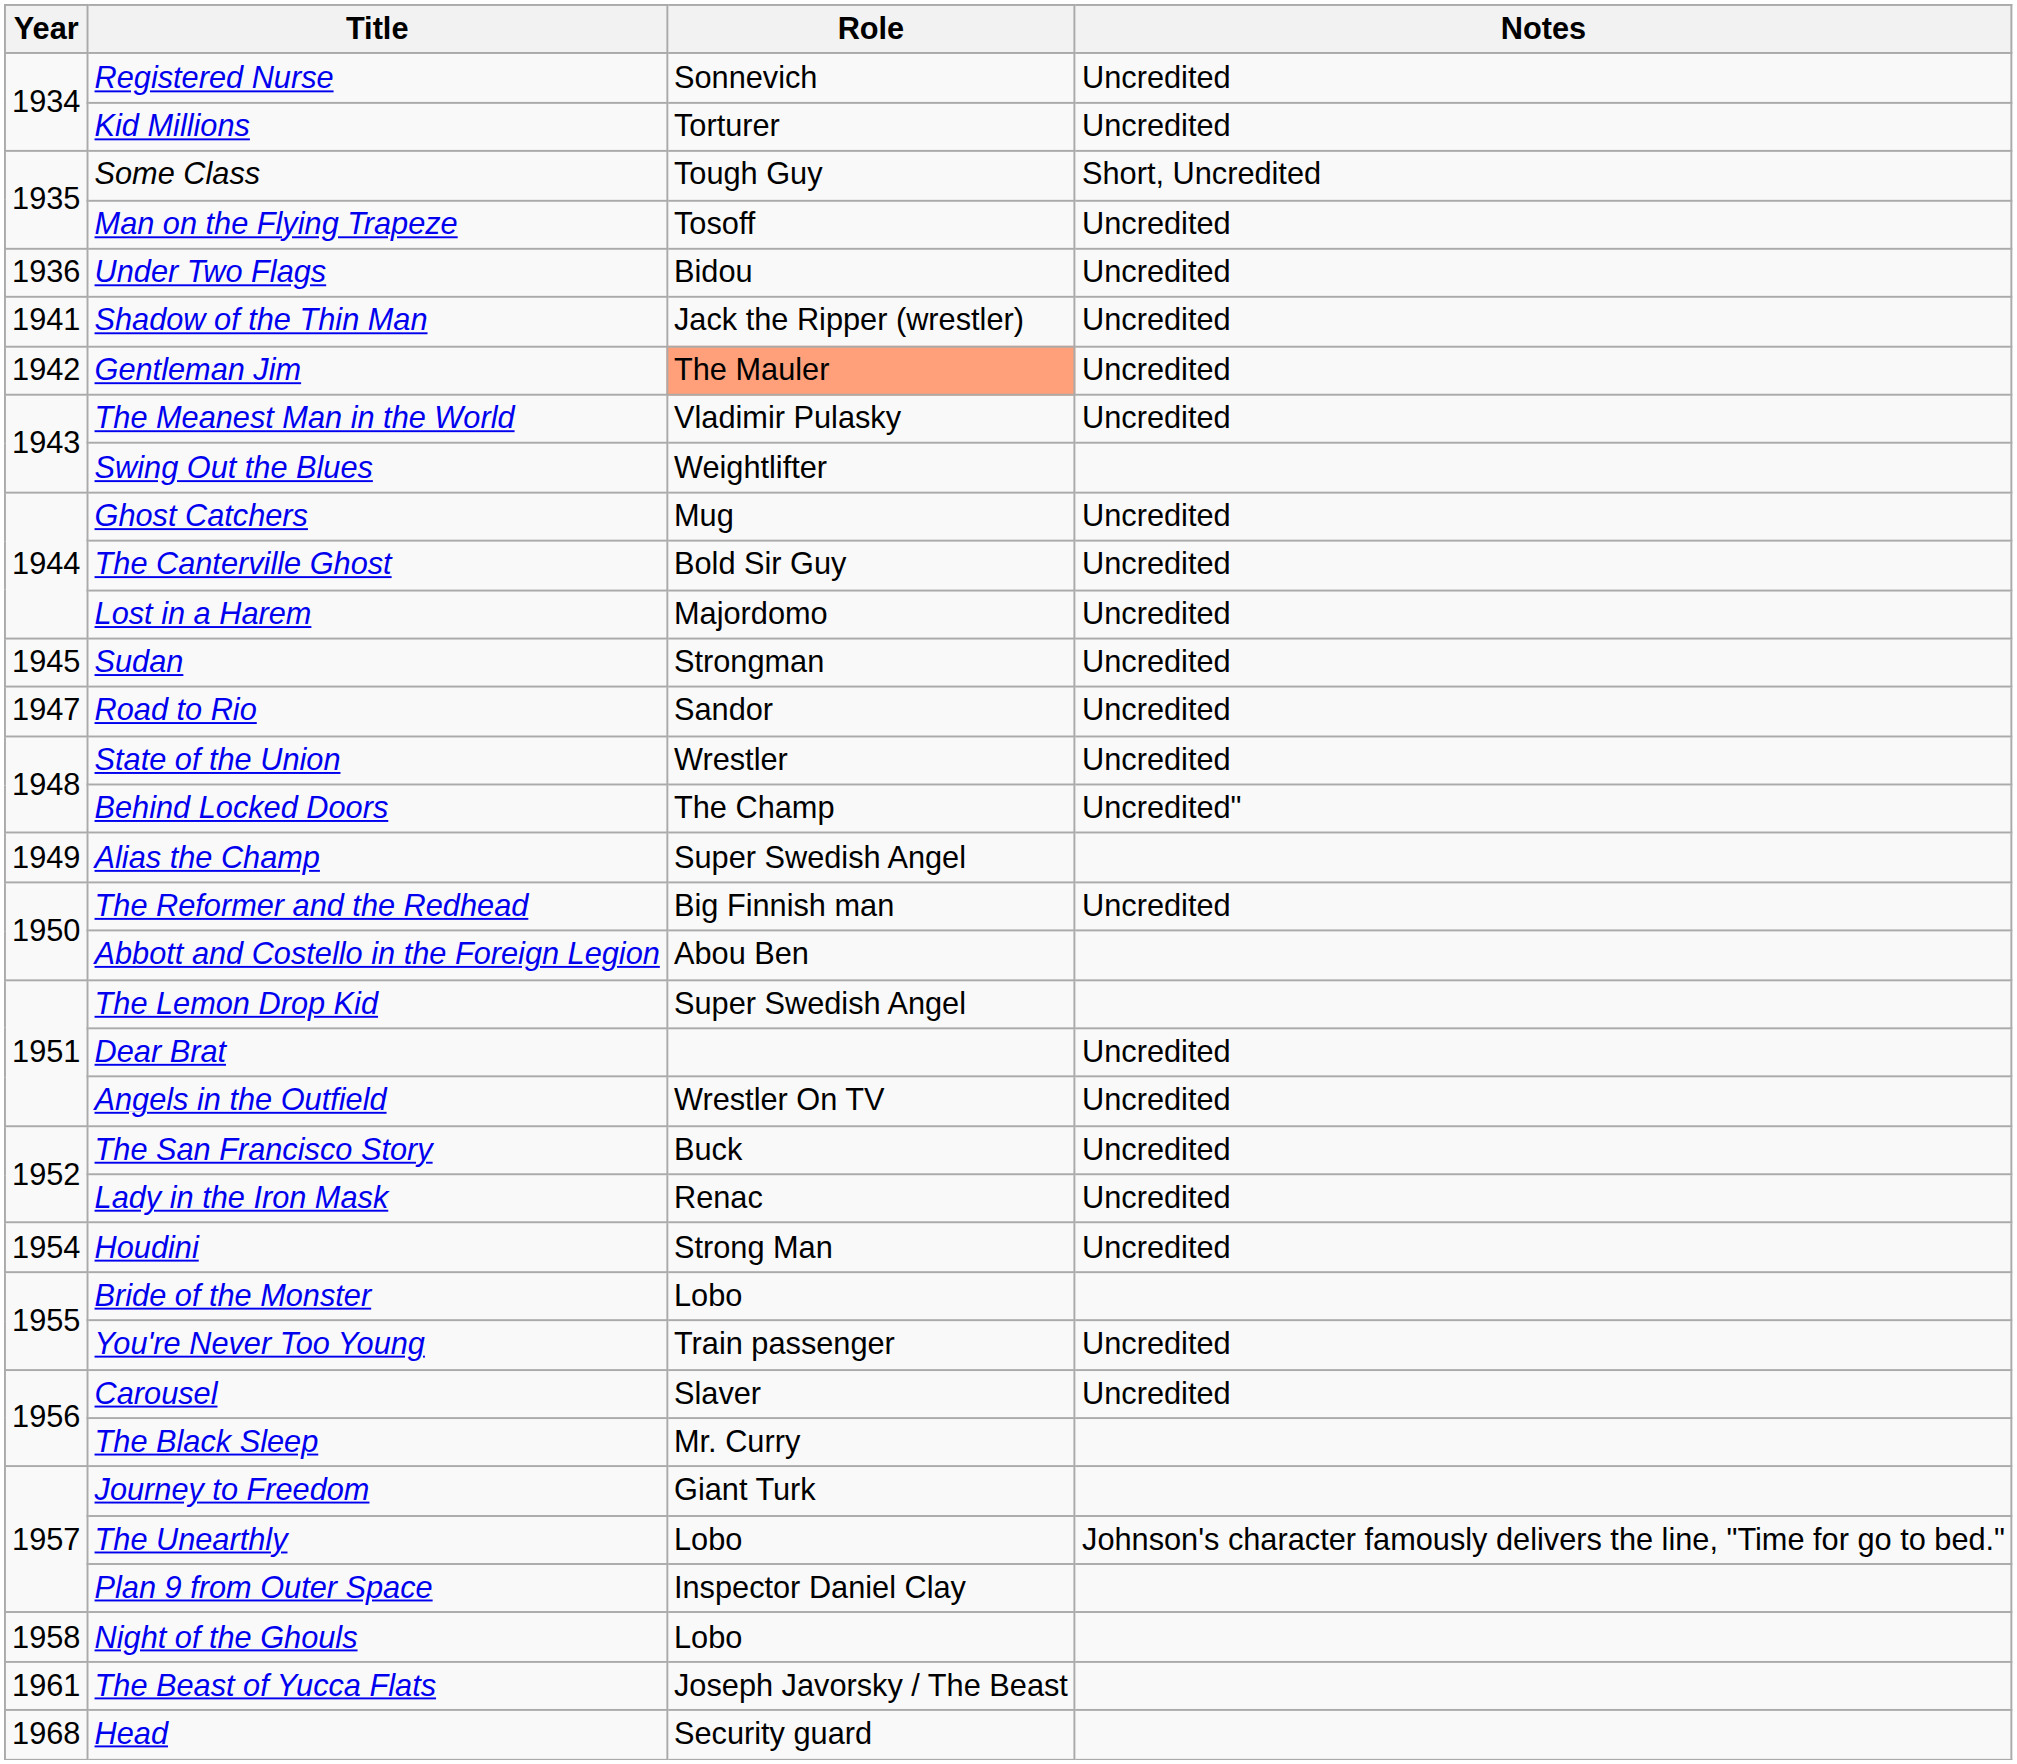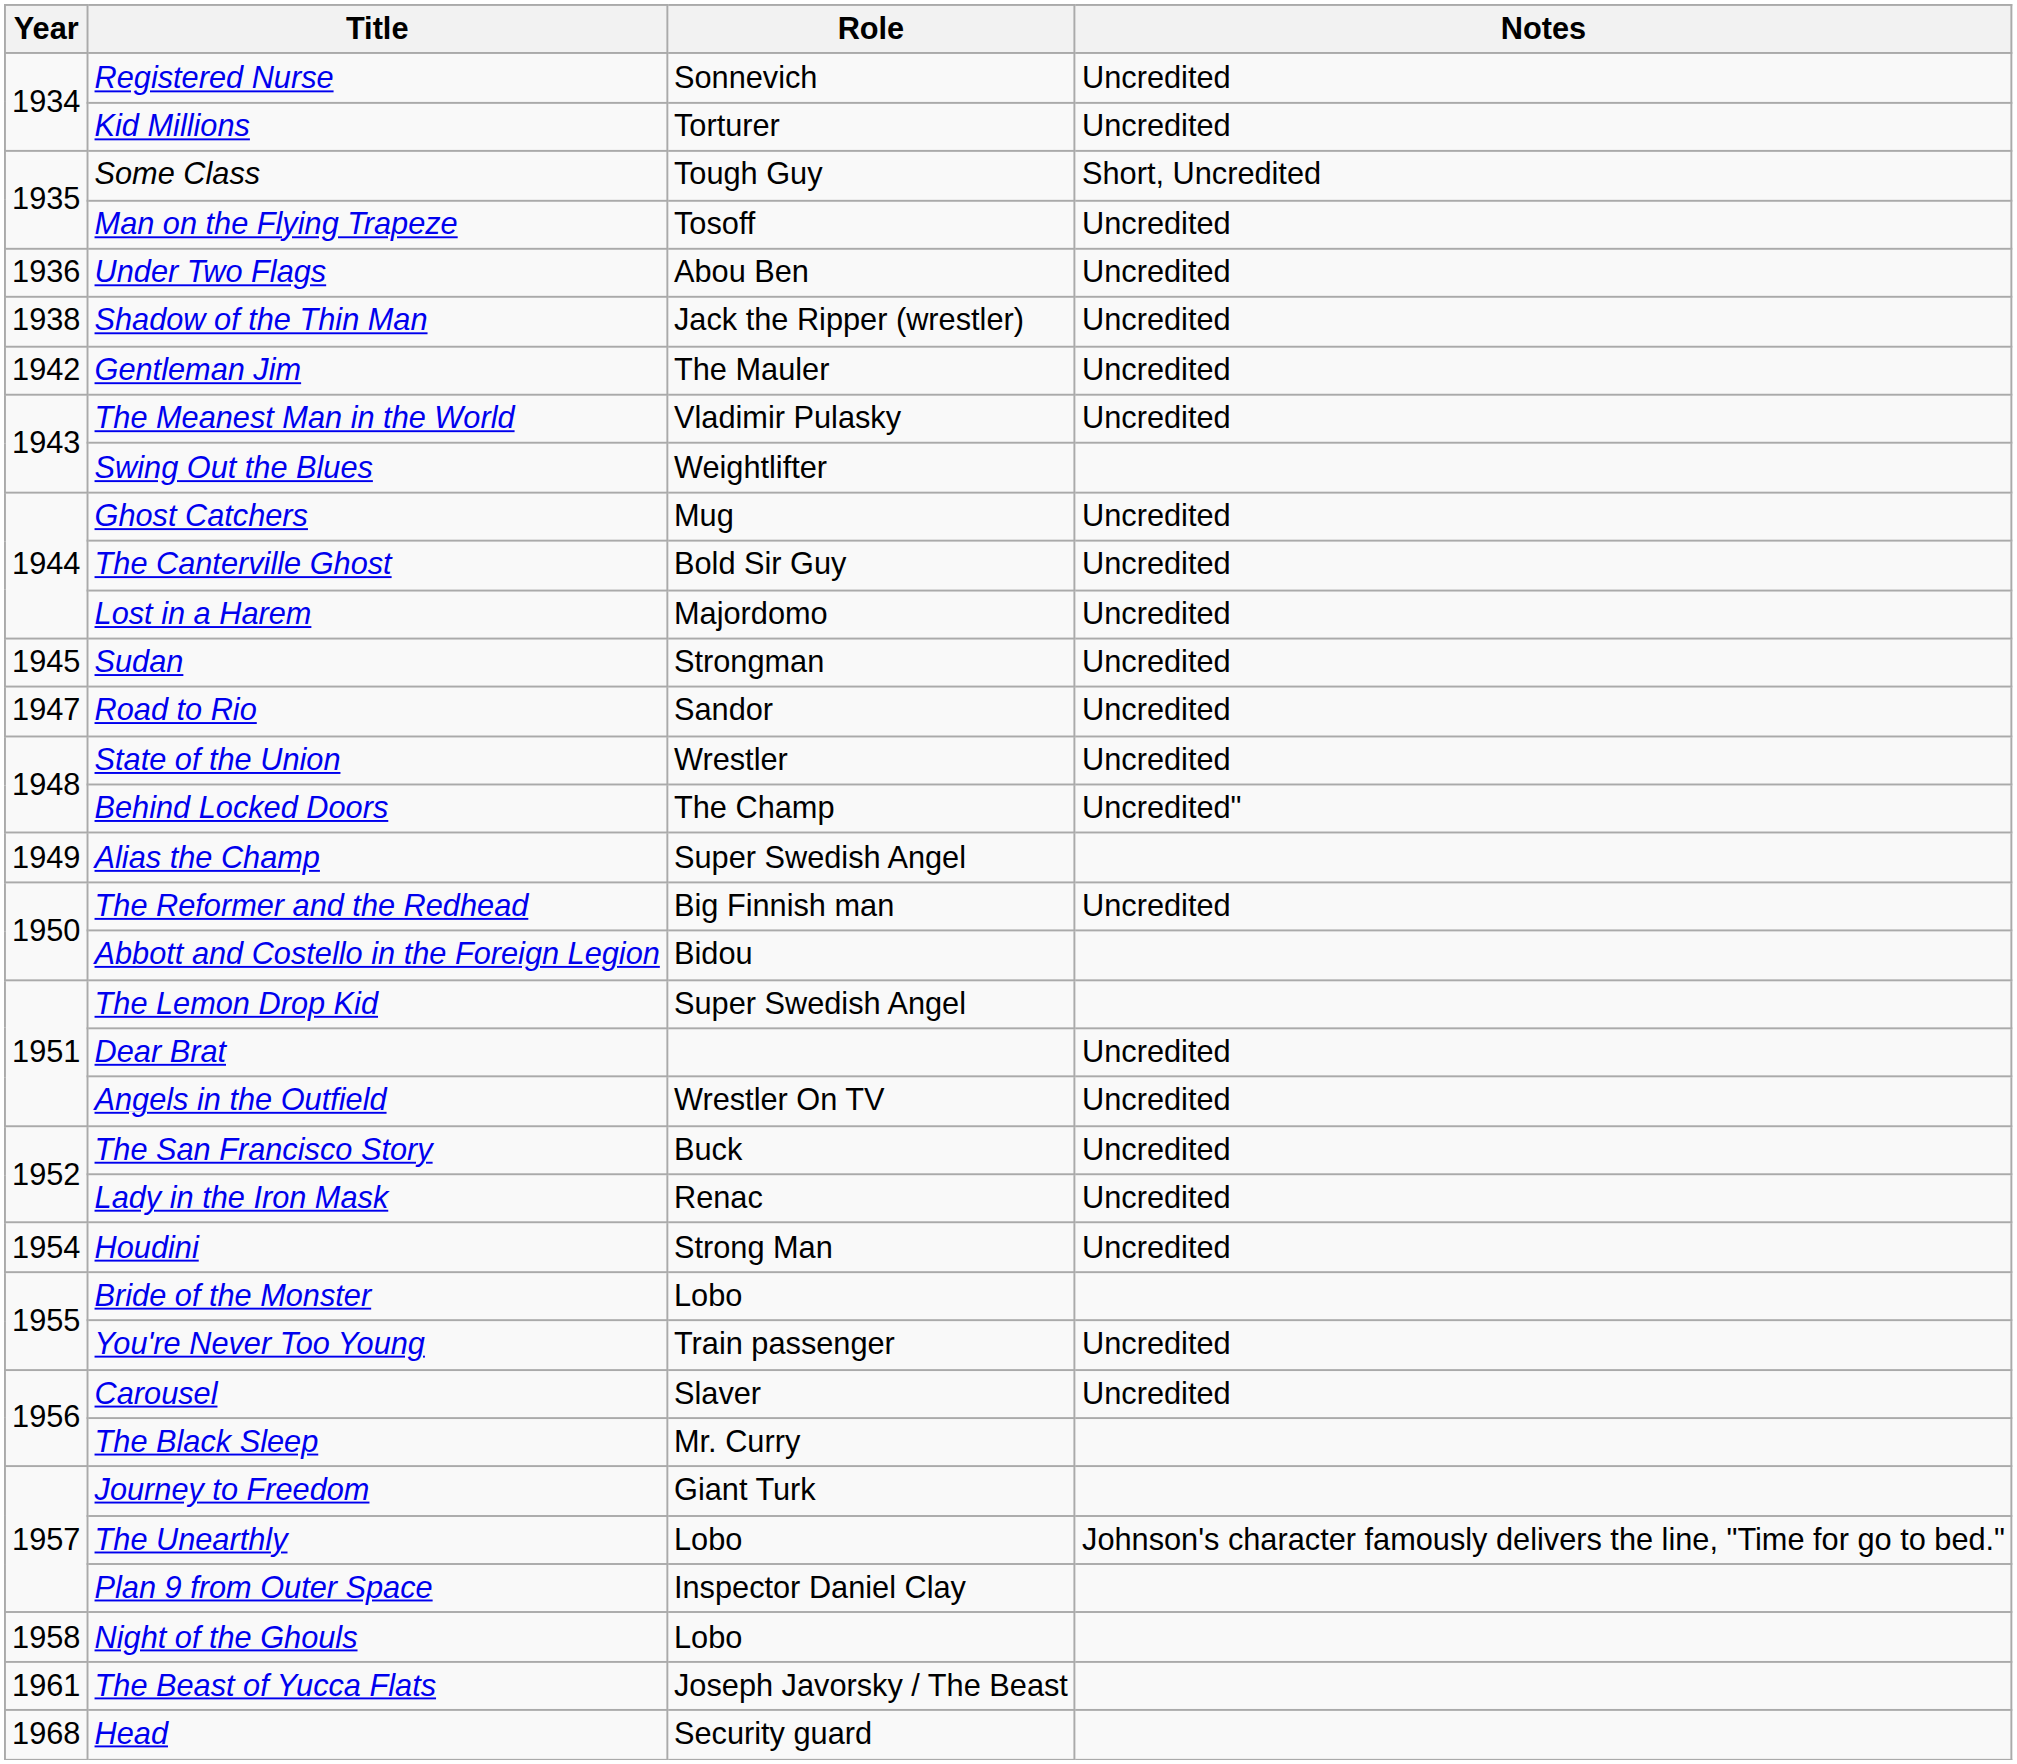(713, 272) Bidou -> (741, 272) Abou Ben
(46, 321) 1941 -> (46, 321) 1938
(752, 369) lightsalmon background -> (752, 369) no background
(741, 954) Abou Ben -> (713, 954) Bidou
